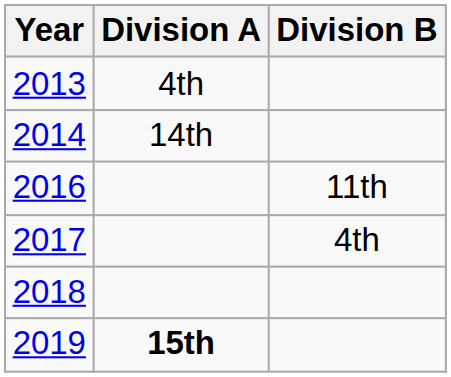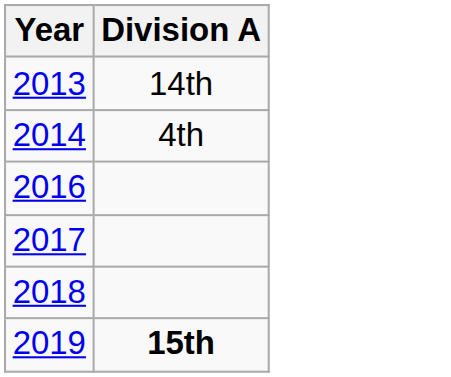- column: (357, 30)
(181, 82) 4th -> (181, 82) 14th
(181, 135) 14th -> (181, 135) 4th
